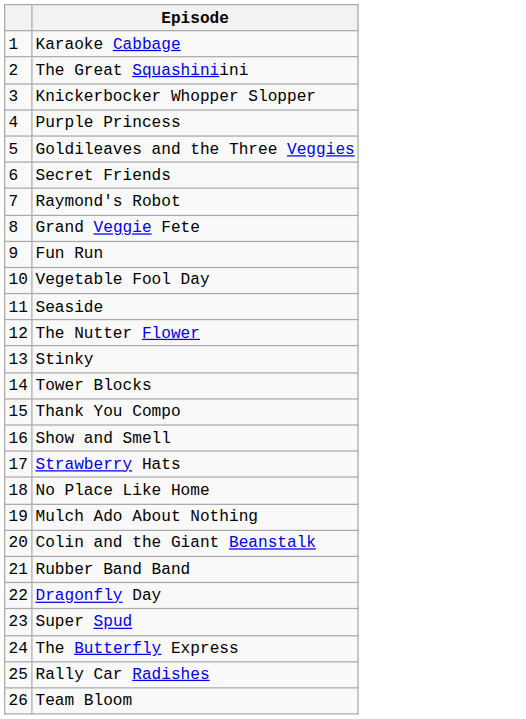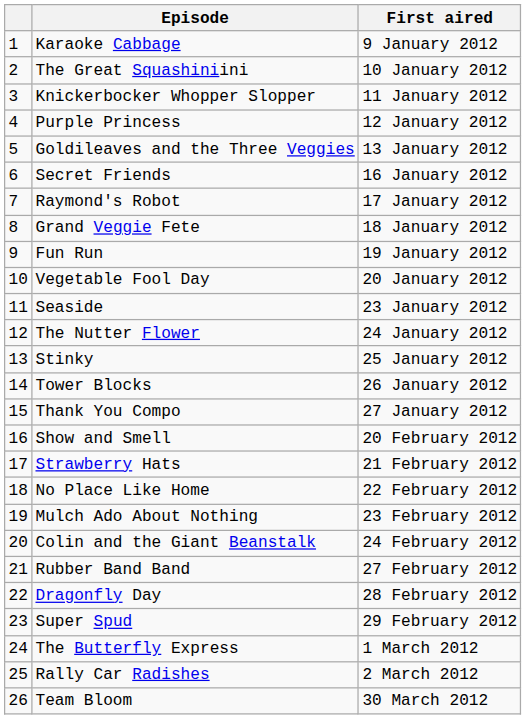+ column: (440, 18)
